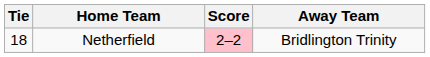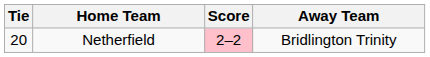(19, 40) 18 -> (19, 40) 20
